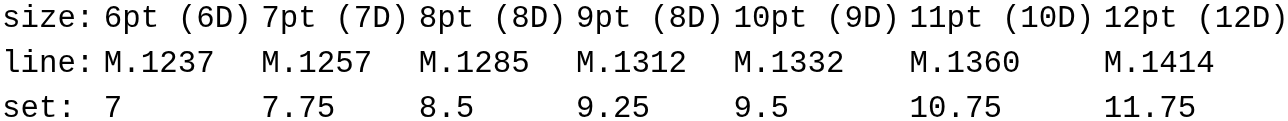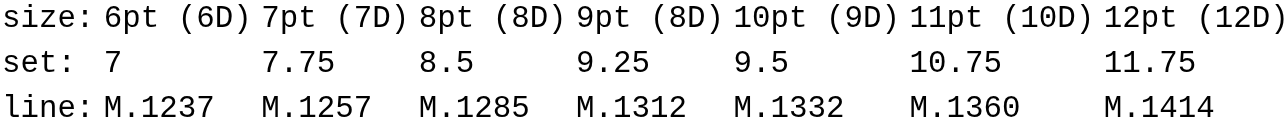rows swapped: (39, 109) <-> (48, 64)
